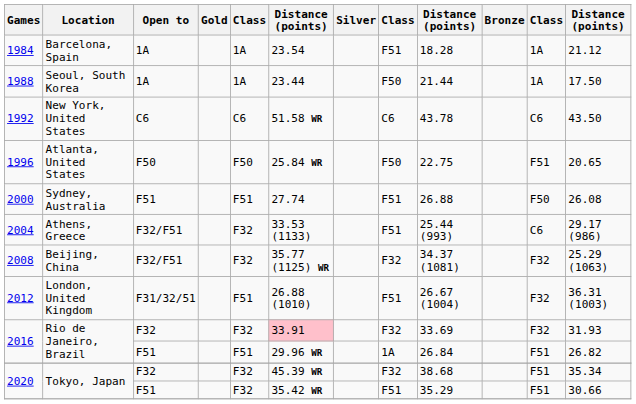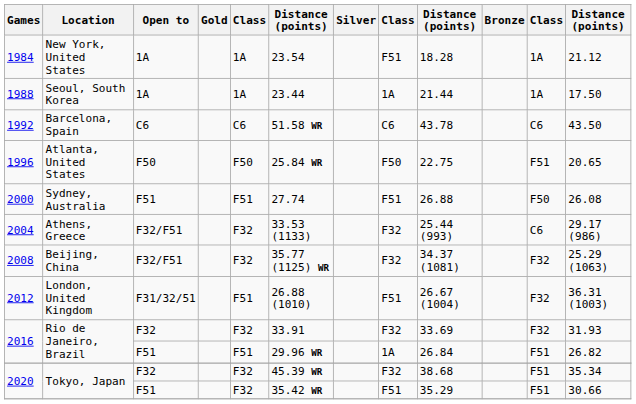(79, 51) Barcelona, Spain -> (76, 57) New York, United States
(391, 81) F50 -> (388, 94) 1A
(76, 118) New York, United States -> (79, 125) Barcelona, Spain
(391, 230) F51 -> (391, 230) F32
(288, 330) pink background -> (288, 330) no background
